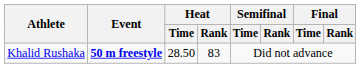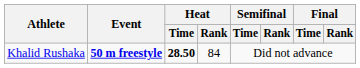(181, 53) normal -> (181, 53) bold
(214, 53) 83 -> (214, 53) 84
